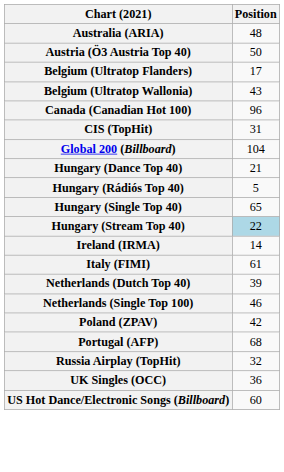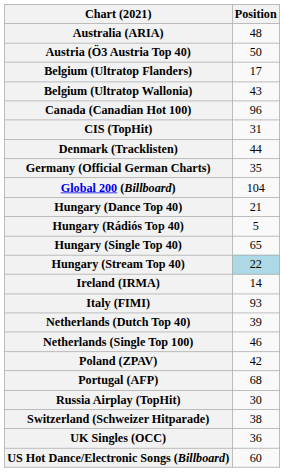+ row: (118, 149)
+ row: (118, 168)
(256, 264) 61 -> (256, 303) 93
(256, 361) 32 -> (256, 399) 30
+ row: (118, 419)
